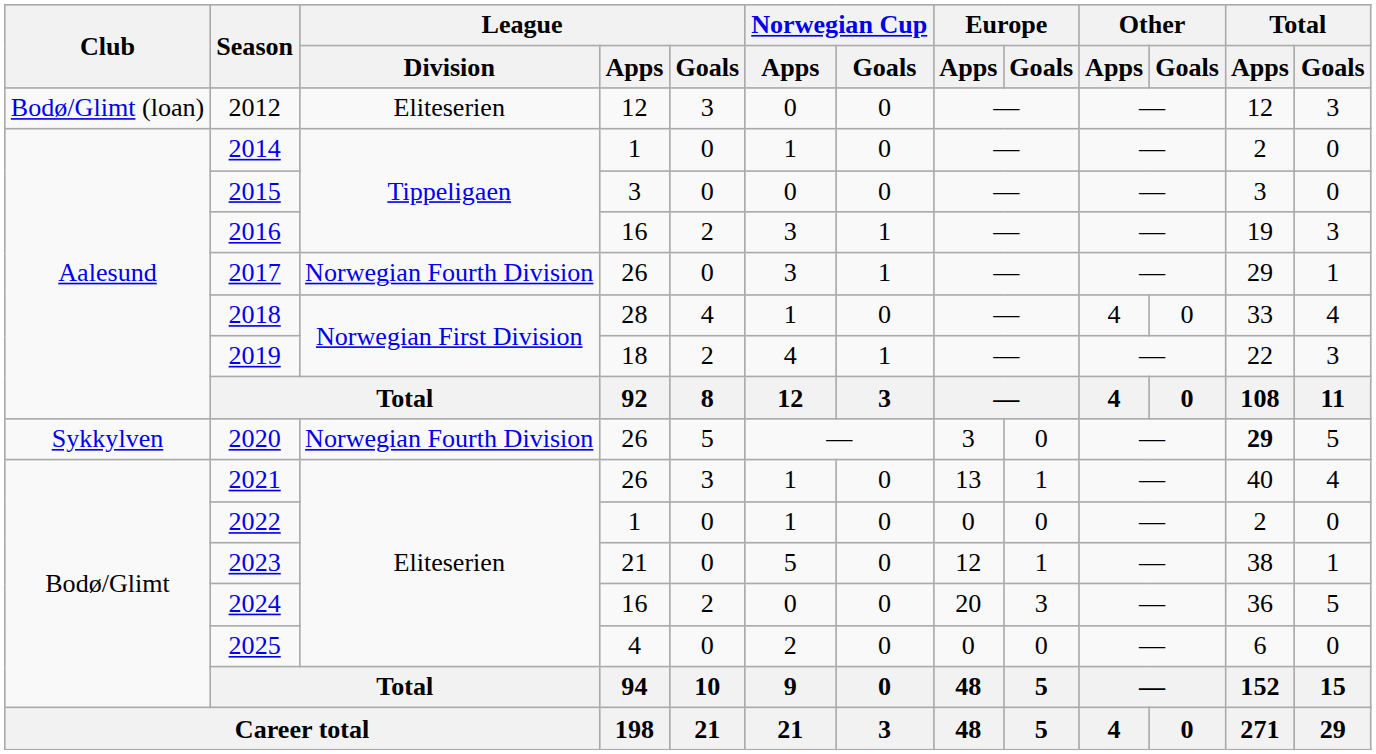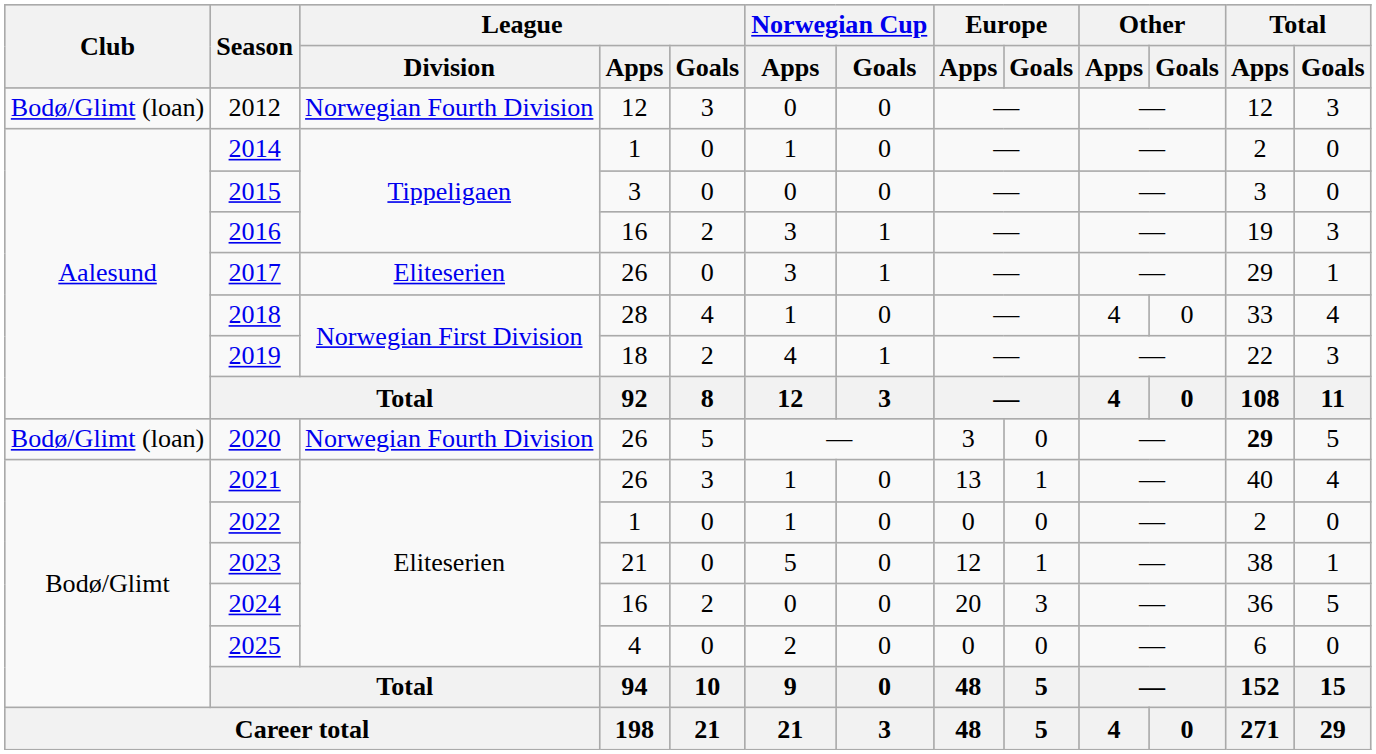(449, 107) Eliteserien -> (449, 107) Norwegian Fourth Division
(449, 273) Norwegian Fourth Division -> (449, 273) Eliteserien
(108, 438) Sykkylven -> (108, 438) Bodø/Glimt (loan)
